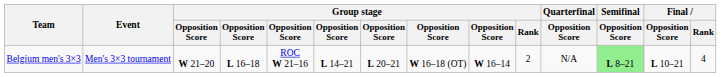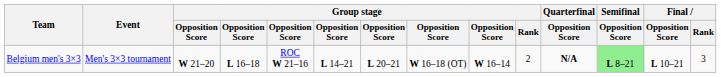(569, 59) normal -> (569, 59) bold
(703, 59) 4 -> (703, 59) 3
